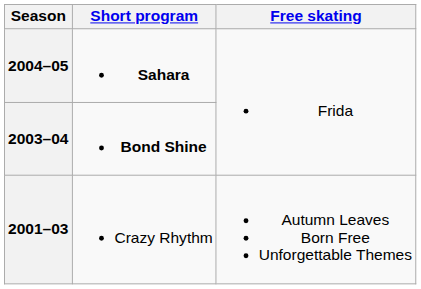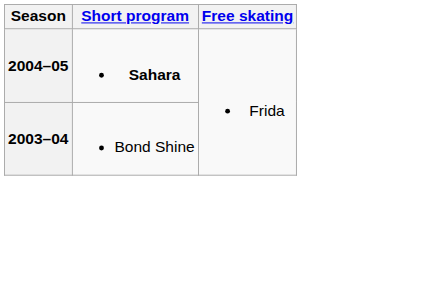(144, 147) bold -> (135, 147) normal
- row: (38, 229)
